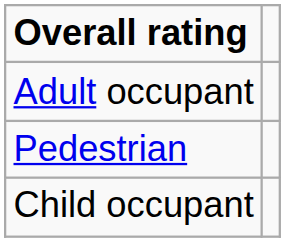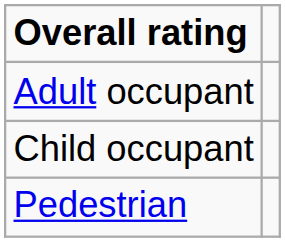rows swapped: (134, 206) <-> (100, 148)
